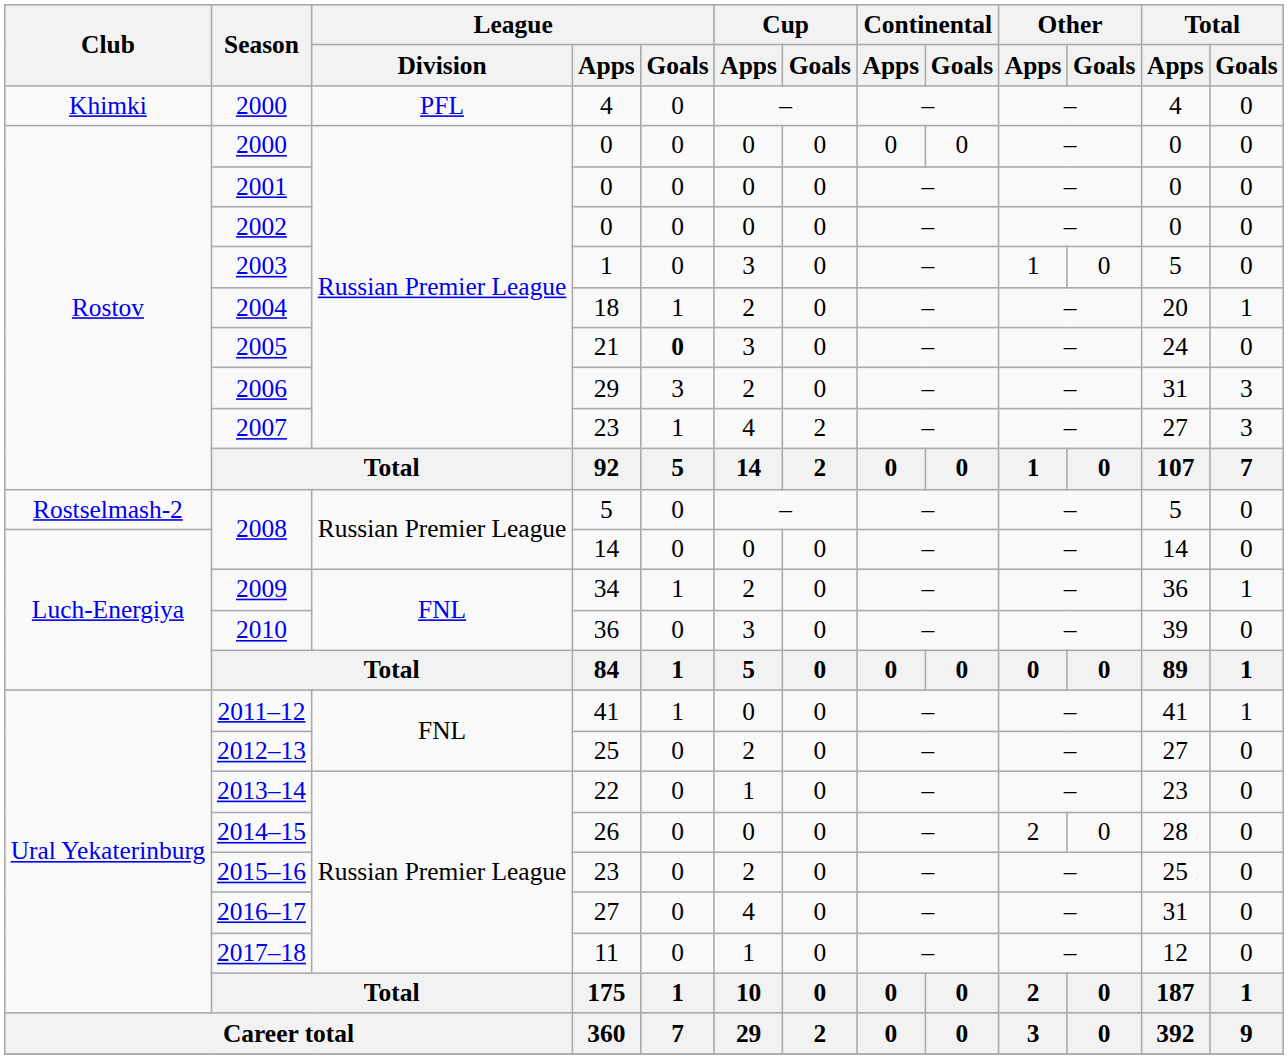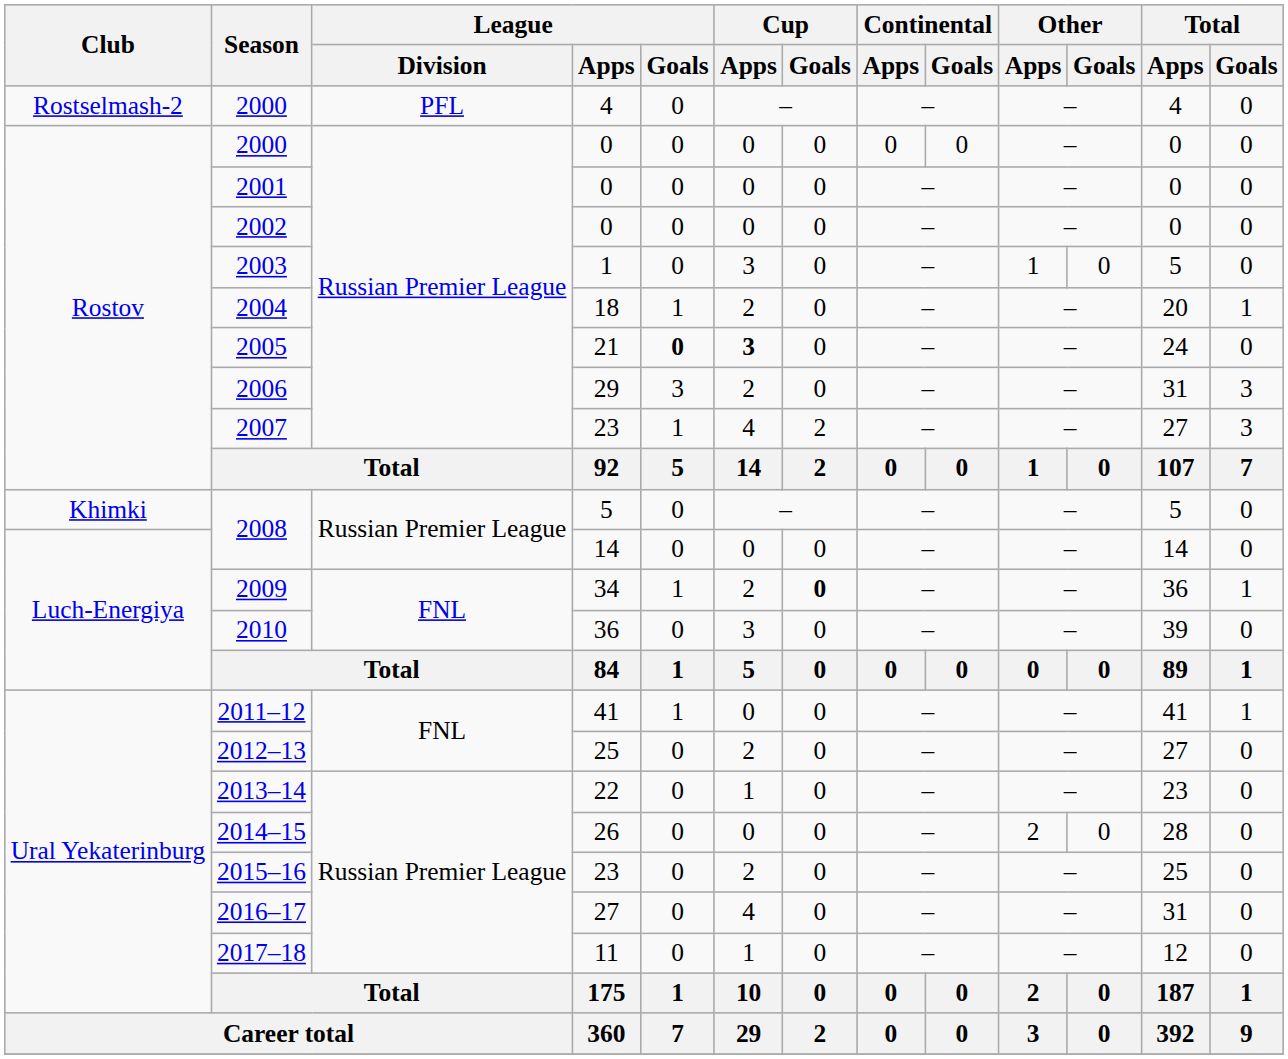(108, 105) Khimki -> (108, 105) Rostselmash-2
(749, 347) normal -> (749, 347) bold
(108, 508) Rostselmash-2 -> (108, 508) Khimki
(820, 589) normal -> (820, 589) bold
